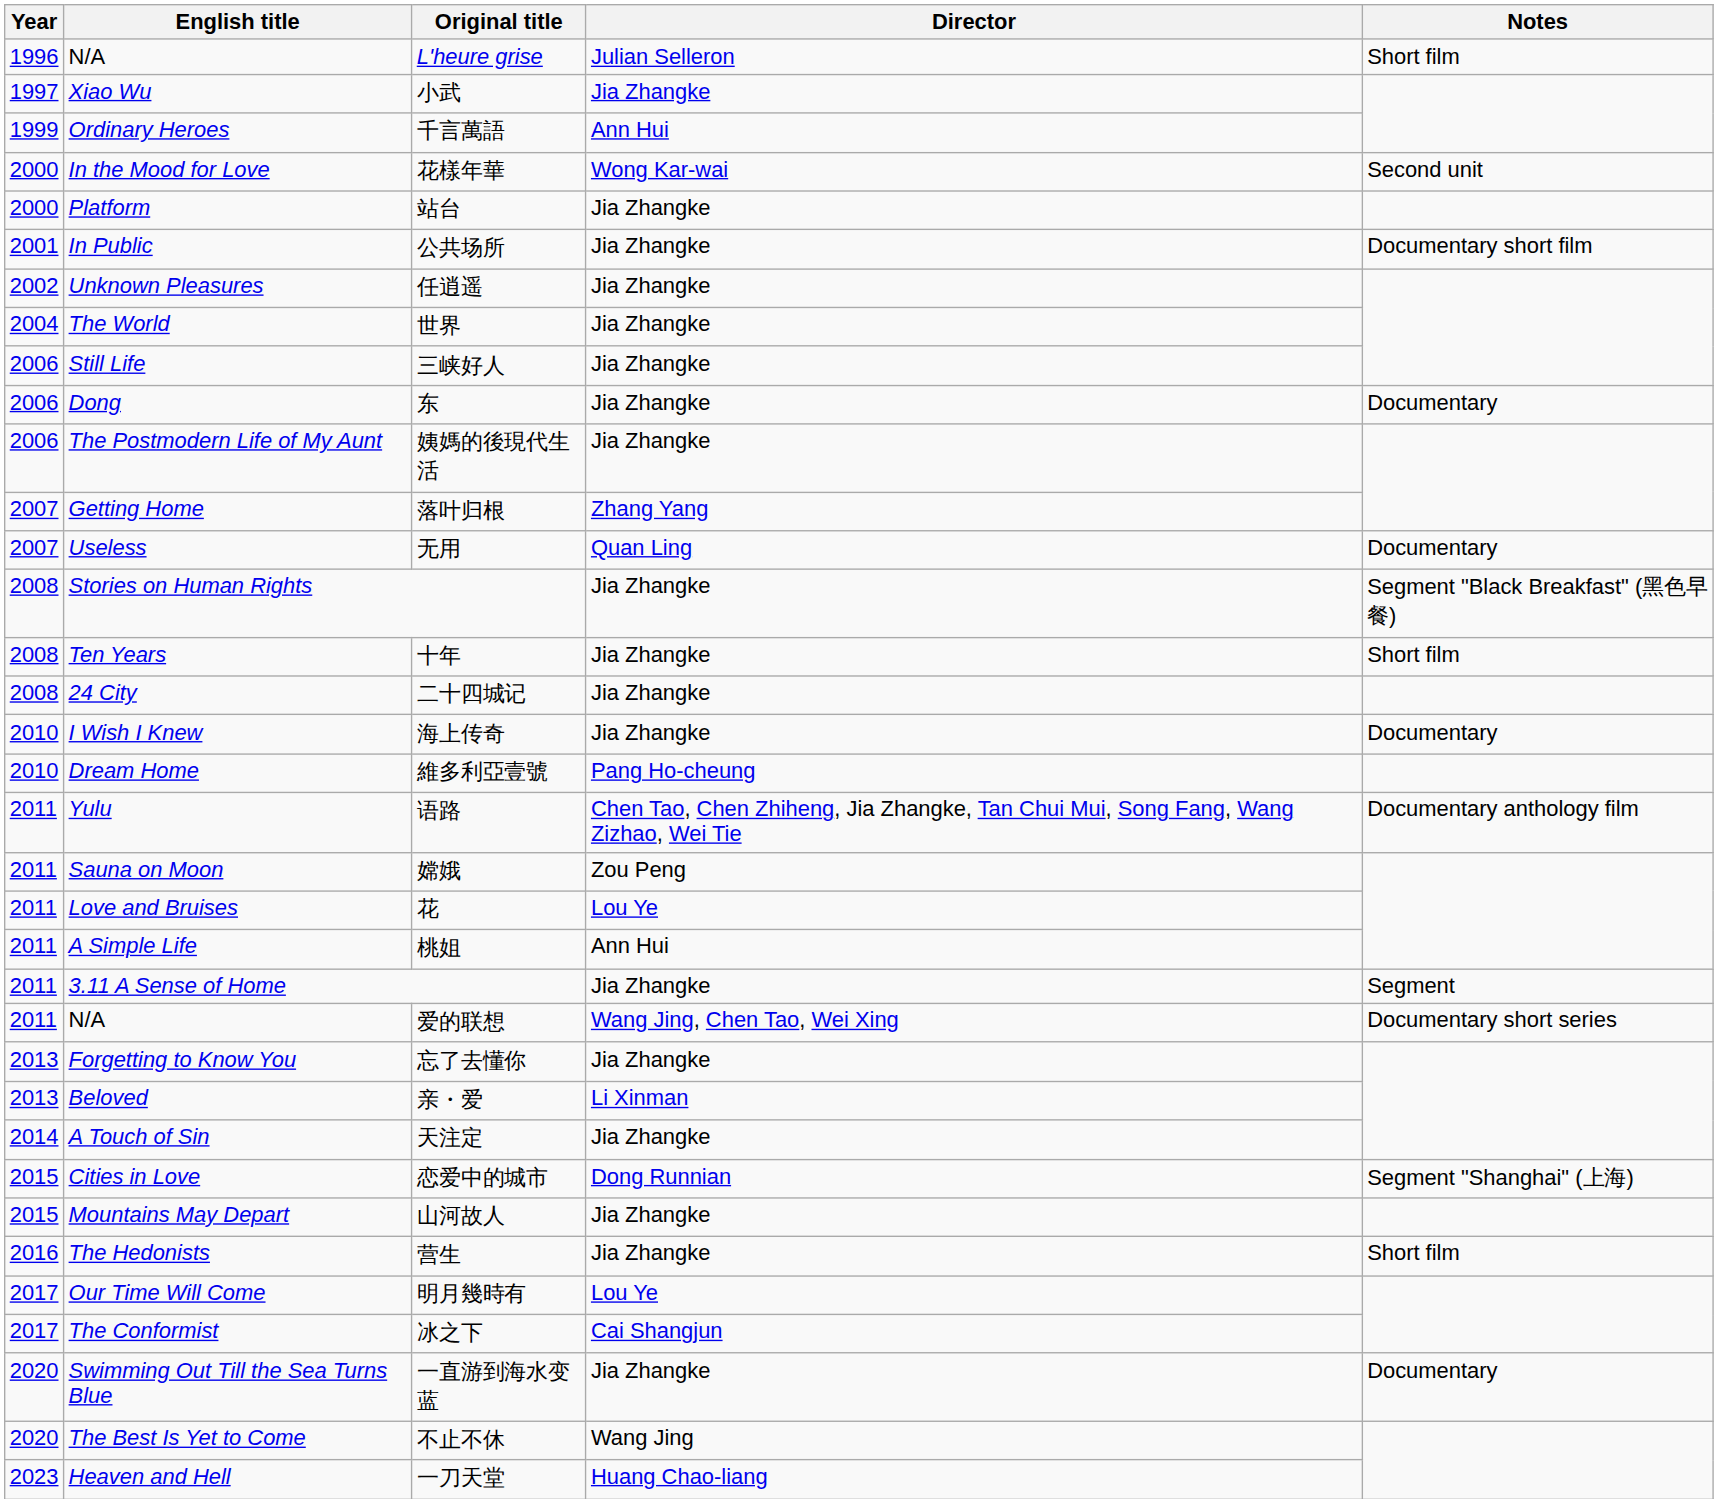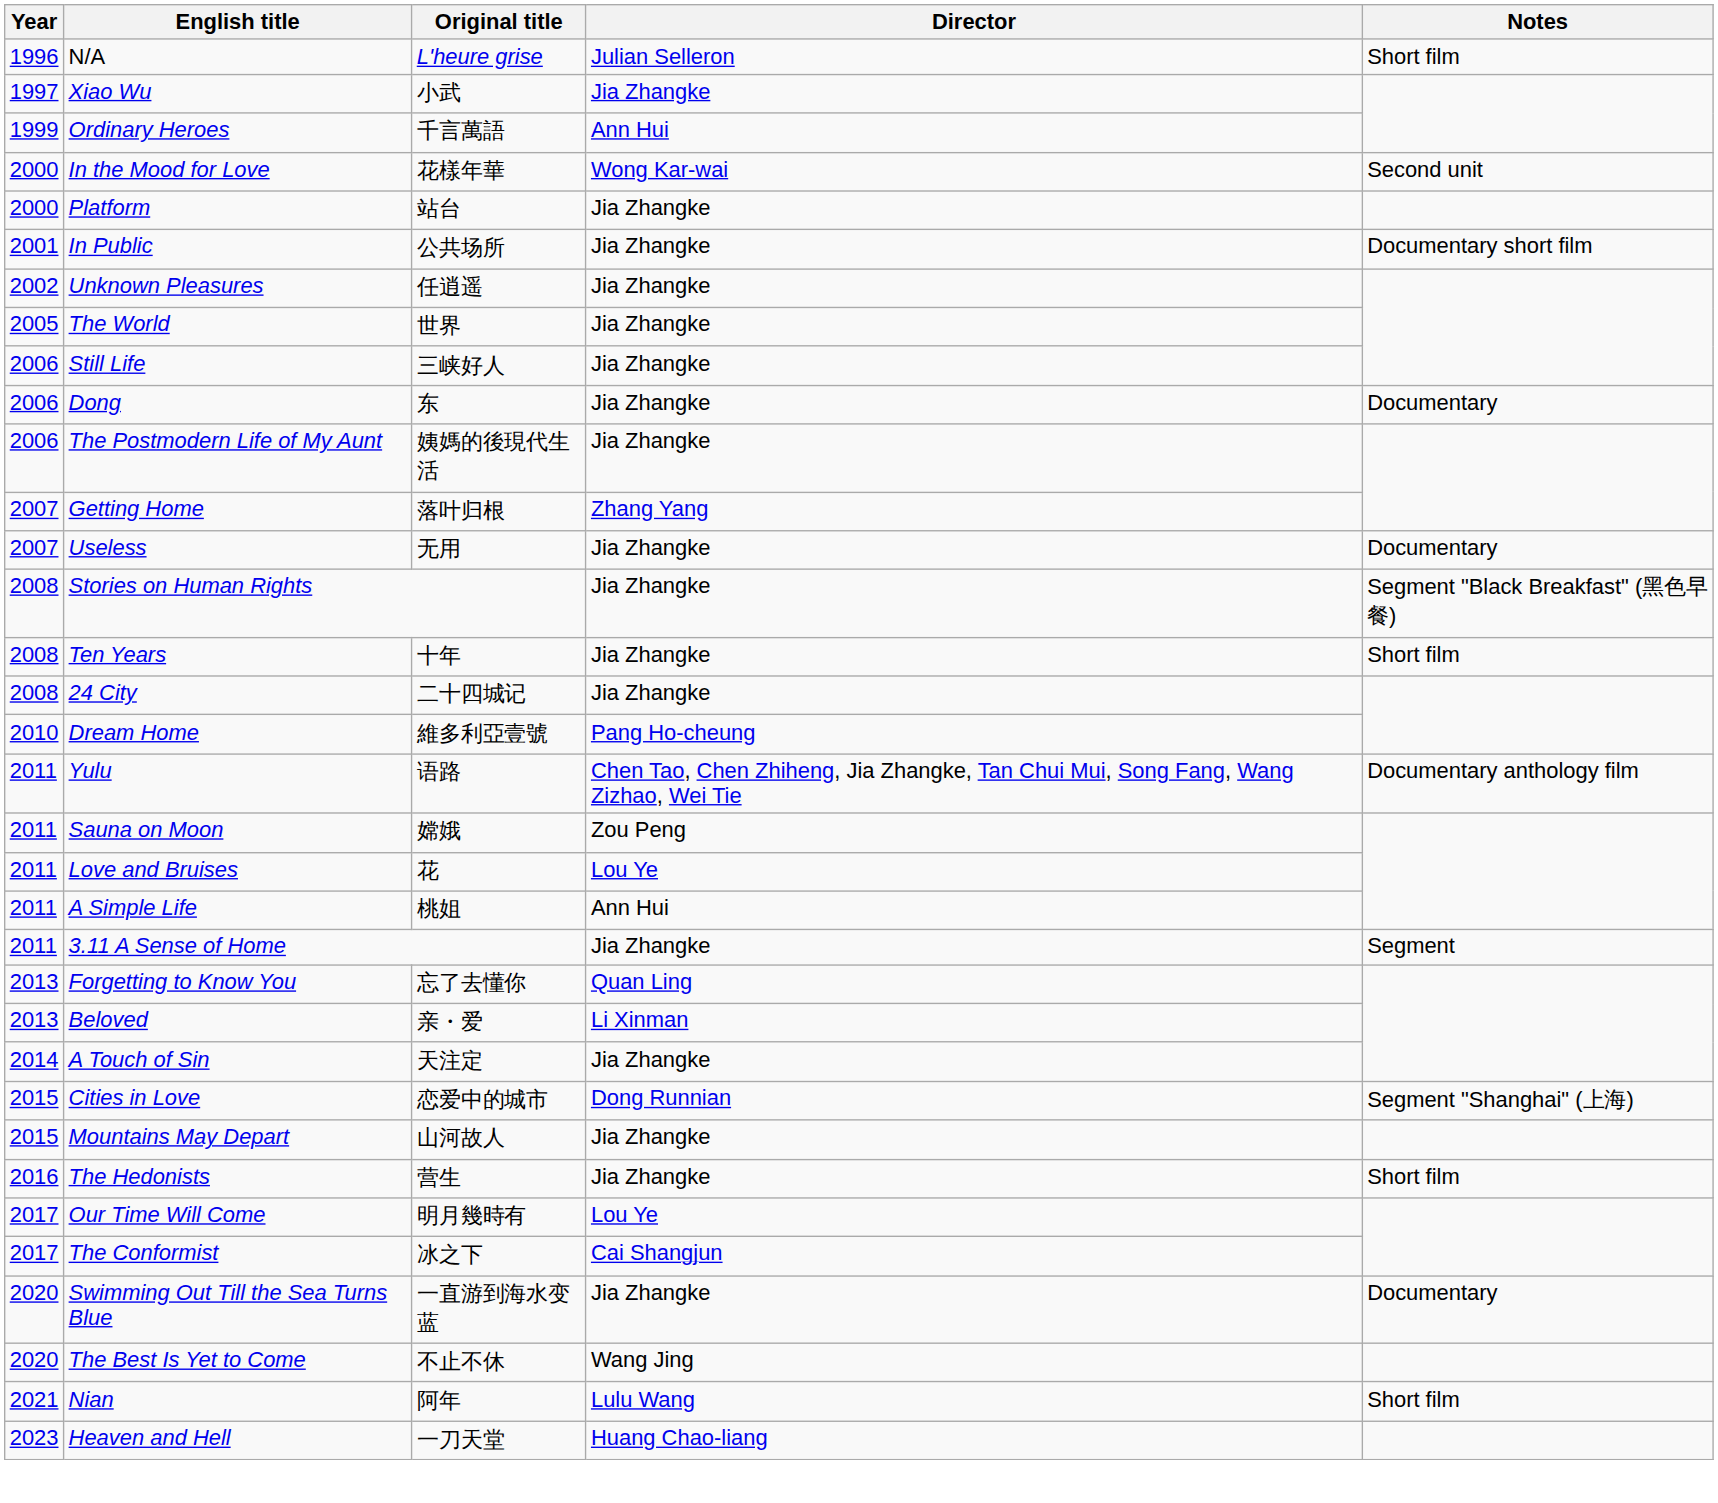(34, 324) 2004 -> (34, 324) 2005
(642, 547) Quan Ling -> (651, 547) Jia Zhangke
- row: (461, 733)
- row: (461, 1021)
(651, 1059) Jia Zhangke -> (642, 981) Quan Ling
+ row: (439, 1400)
